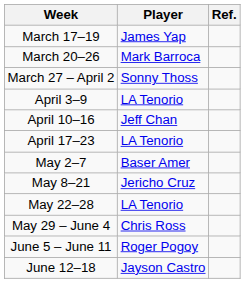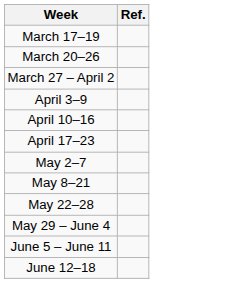- column: (163, 15)
